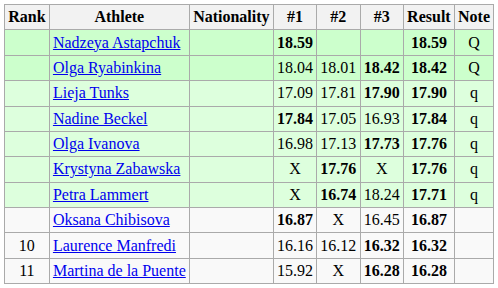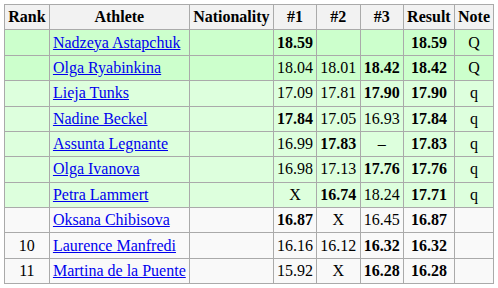+ row: (110, 144)
(382, 144) 17.73 -> (382, 169) 17.76
- row: (117, 169)
